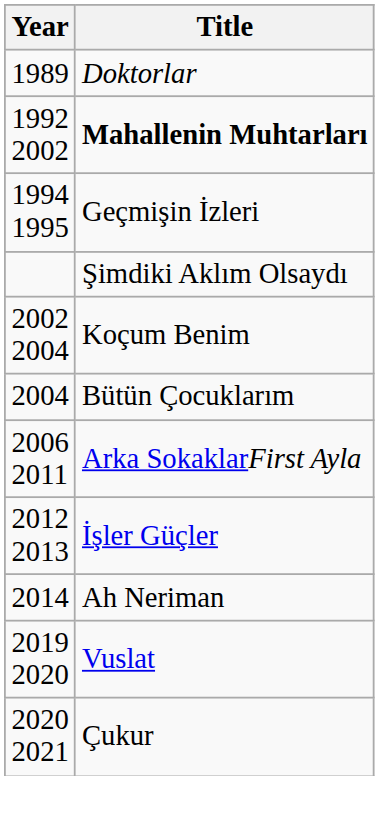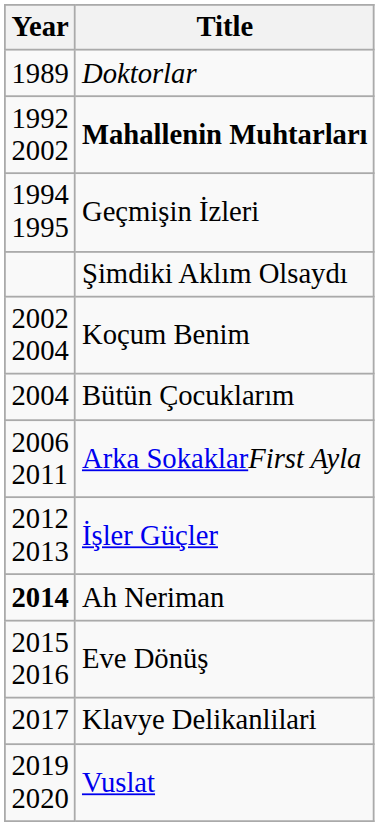(40, 597) normal -> (40, 597) bold
+ row: (145, 658)
+ row: (199, 720)
- row: (118, 736)
